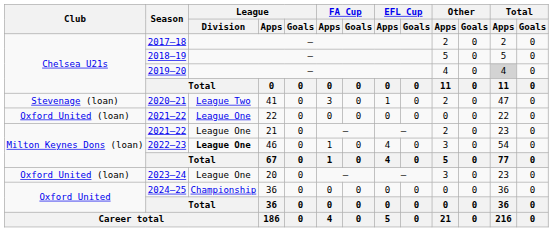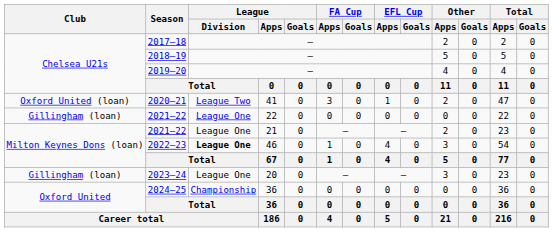(503, 71) lightgrey background -> (503, 71) no background
(75, 101) Stevenage (loan) -> (75, 101) Oxford United (loan)
(75, 116) Oxford United (loan) -> (75, 116) Gillingham (loan)
(75, 175) Oxford United (loan) -> (75, 175) Gillingham (loan)
